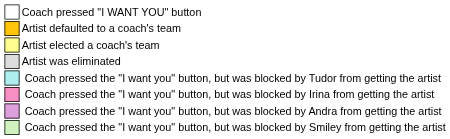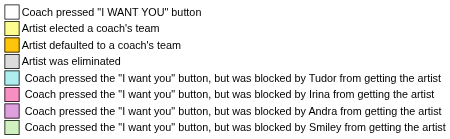rows swapped: (101, 28) <-> (91, 45)
